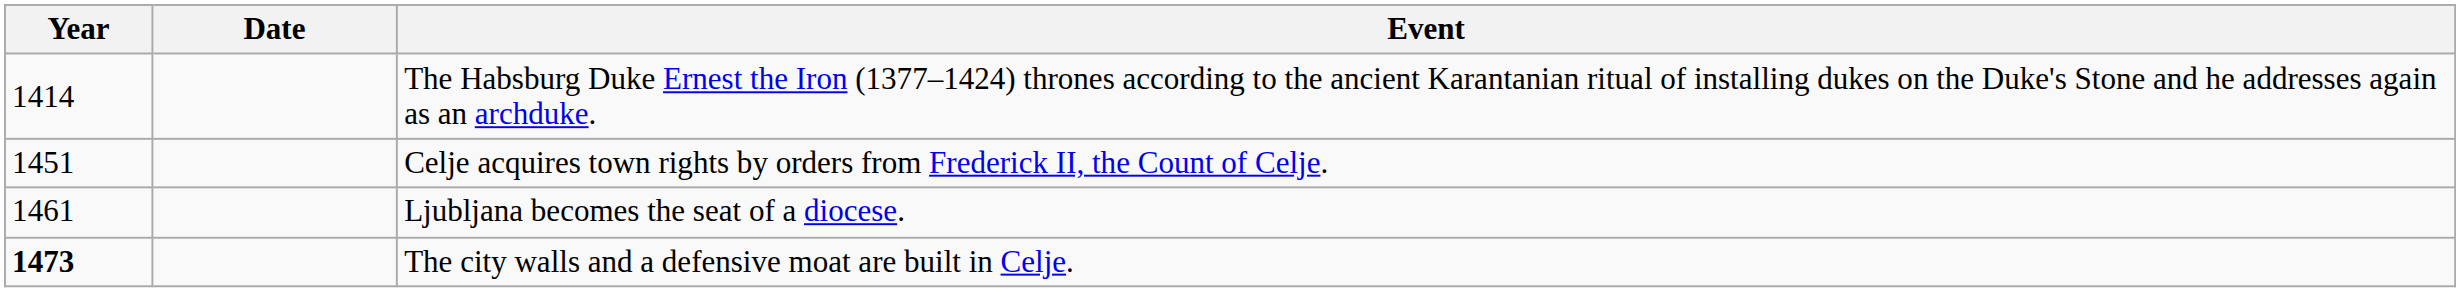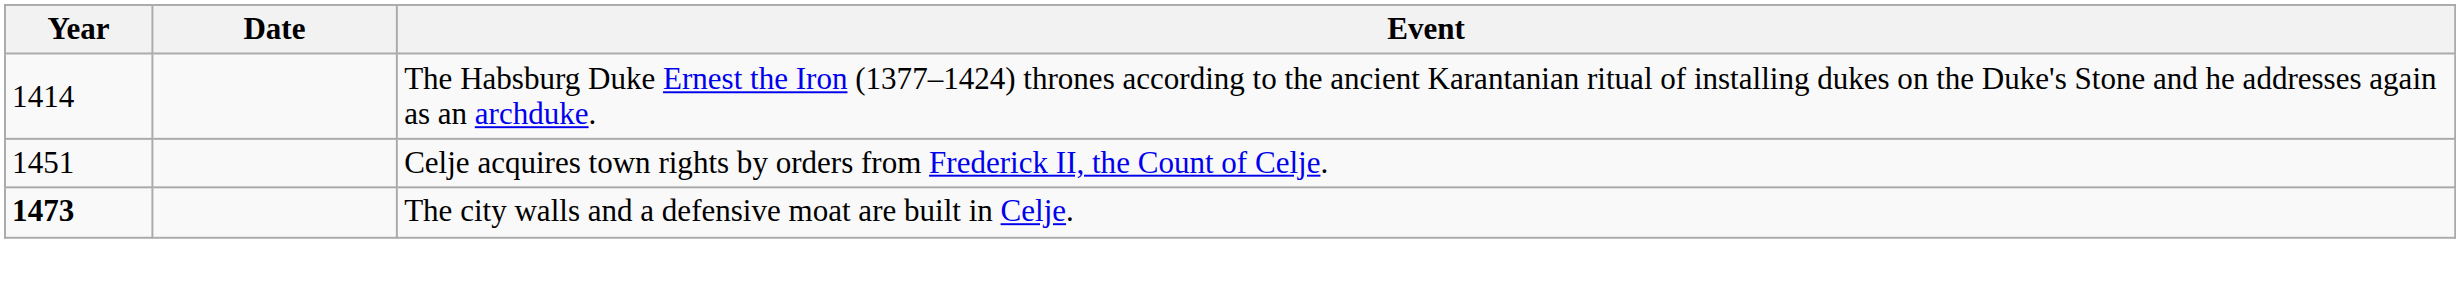- row: (655, 211)
